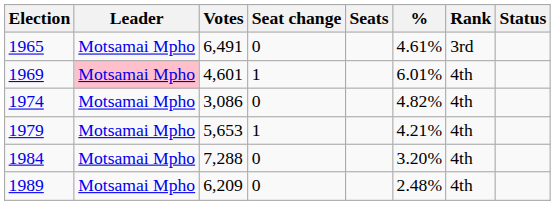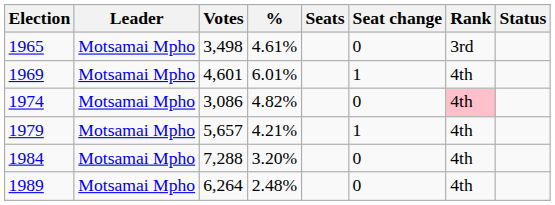columns swapped: (419, 18) <-> (297, 18)
(223, 46) 6,491 -> (223, 46) 3,498
(137, 74) pink background -> (137, 74) no background
(461, 102) no background -> (461, 102) pink background
(223, 130) 5,653 -> (223, 130) 5,657
(223, 185) 6,209 -> (223, 185) 6,264
